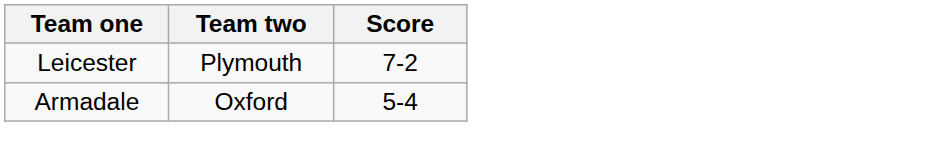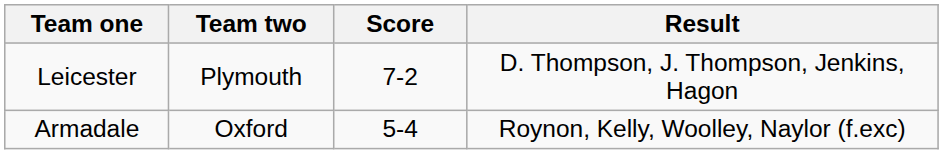+ column: (702, 23)
